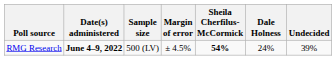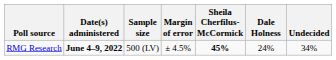(220, 48) 54% -> (220, 48) 45%
(309, 48) 39% -> (309, 48) 34%
